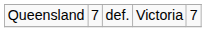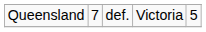(194, 15) 7 -> (194, 15) 5
